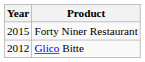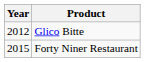rows swapped: (59, 48) <-> (86, 31)
